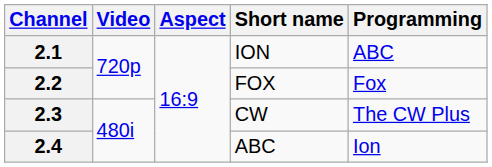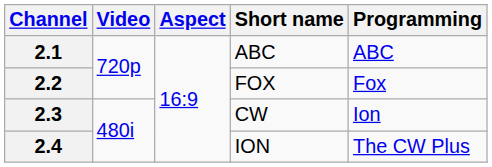(252, 51) ION -> (255, 51) ABC
(411, 114) The CW Plus -> (367, 114) Ion
(255, 146) ABC -> (252, 146) ION
(367, 146) Ion -> (411, 146) The CW Plus
